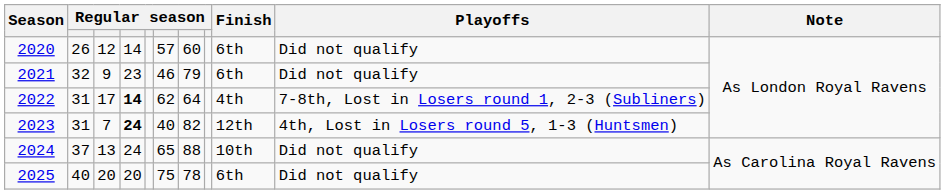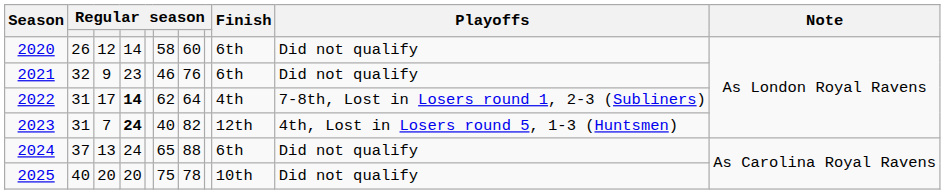(166, 50) 57 -> (166, 50) 58
(192, 75) 79 -> (192, 75) 76
(234, 151) 10th -> (230, 151) 6th
(230, 176) 6th -> (234, 176) 10th
